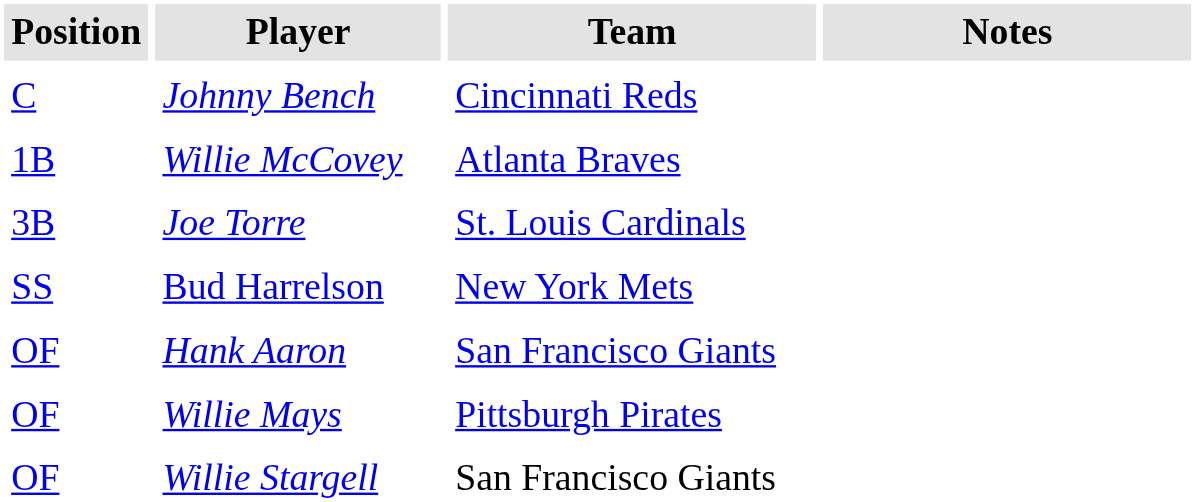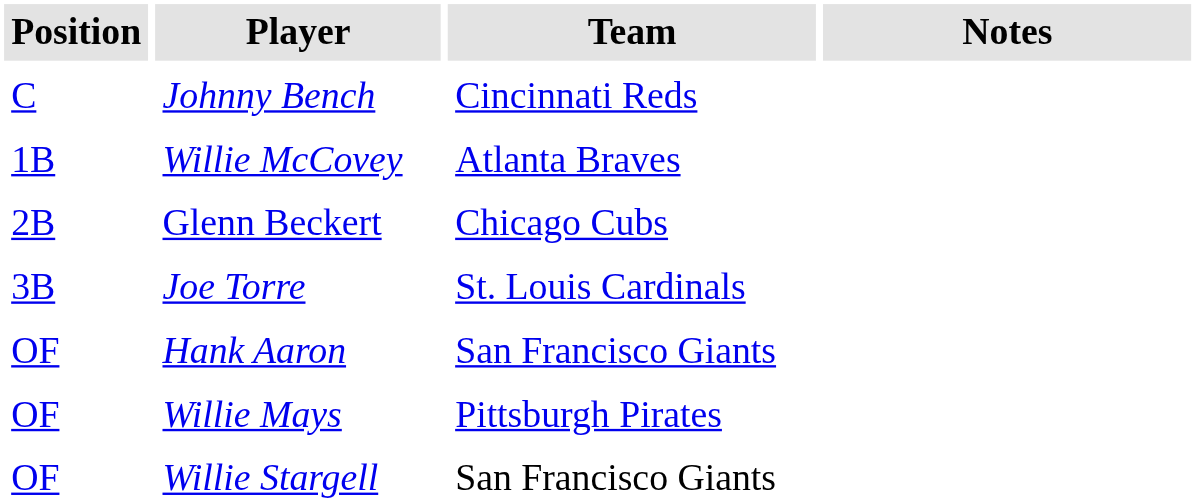+ row: (272, 222)
- row: (273, 286)
